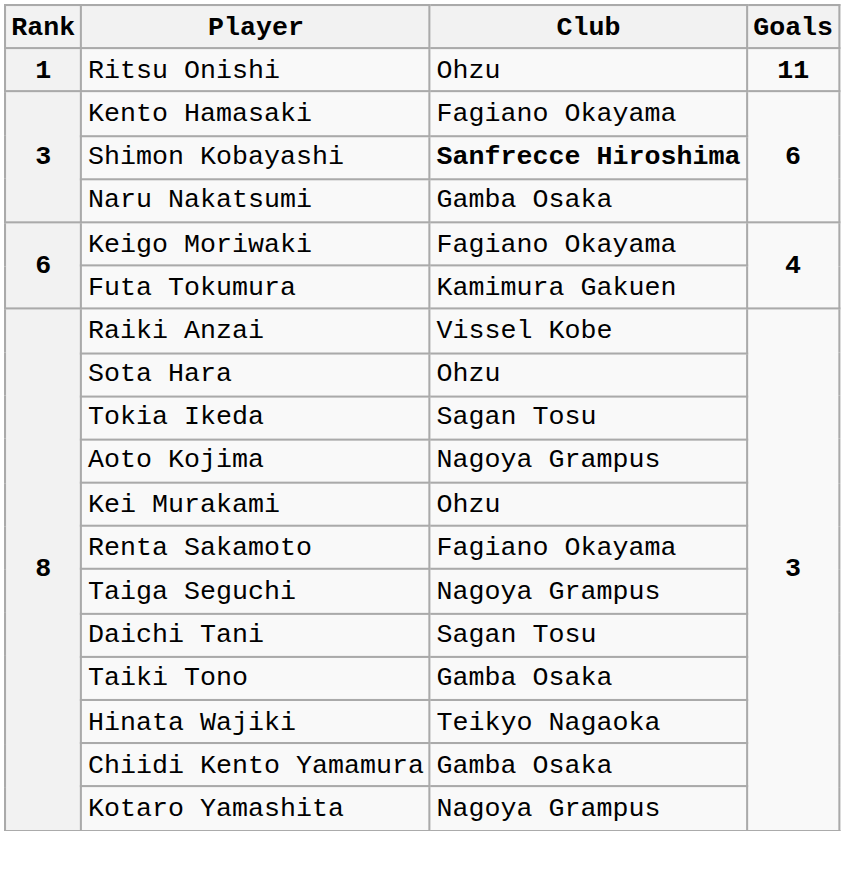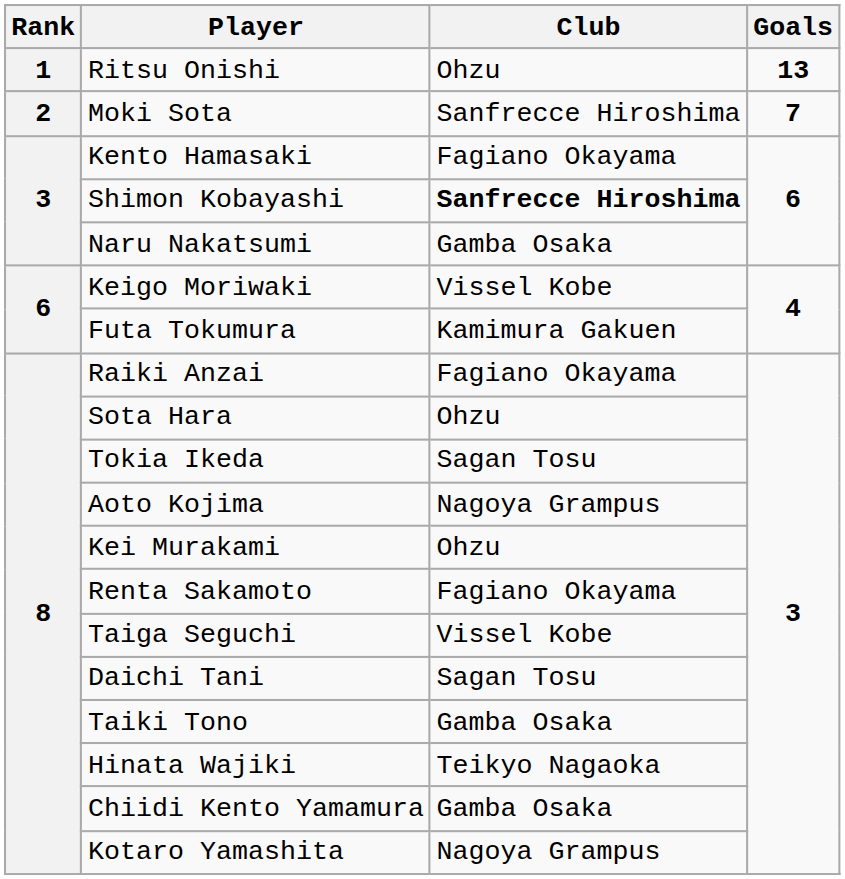(793, 70) 11 -> (793, 70) 13
+ row: (160, 114)
(557, 244) Fagiano Okayama -> (525, 287) Vissel Kobe
(525, 331) Vissel Kobe -> (557, 374) Fagiano Okayama
(549, 591) Nagoya Grampus -> (525, 635) Vissel Kobe
